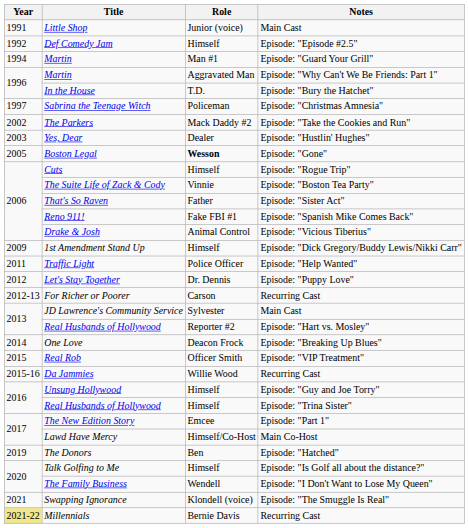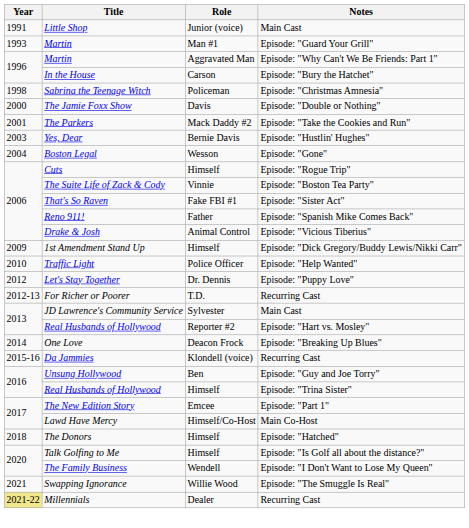- row: (78, 43)
(17, 59) 1994 -> (17, 43) 1993
(196, 91) T.D. -> (202, 75) Carson
(17, 106) 1997 -> (17, 91) 1998
+ row: (88, 106)
(17, 122) 2002 -> (17, 122) 2001
(201, 138) Dealer -> (214, 138) Bernie Davis
(17, 153) 2005 -> (17, 153) 2004
(203, 153) bold -> (203, 153) normal
(200, 201) Father -> (212, 201) Fake FBI #1
(212, 216) Fake FBI #1 -> (200, 216) Father
(16, 264) 2011 -> (17, 264) 2010
(202, 295) Carson -> (196, 295) T.D.
- row: (63, 358)
(213, 374) Willie Wood -> (220, 358) Klondell (voice)
(203, 389) Himself -> (195, 374) Ben
(17, 452) 2019 -> (17, 437) 2018
(195, 452) Ben -> (203, 437) Himself
(220, 500) Klondell (voice) -> (213, 484) Willie Wood
(214, 515) Bernie Davis -> (201, 500) Dealer
